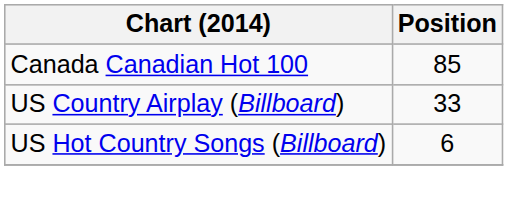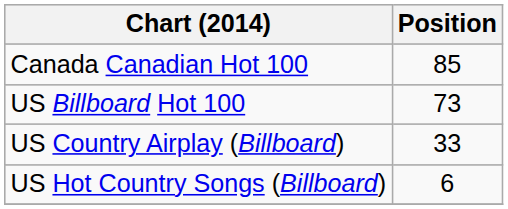+ row: (128, 104)
